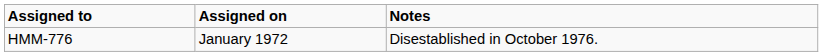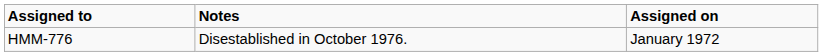columns swapped: (243, 16) <-> (410, 16)
